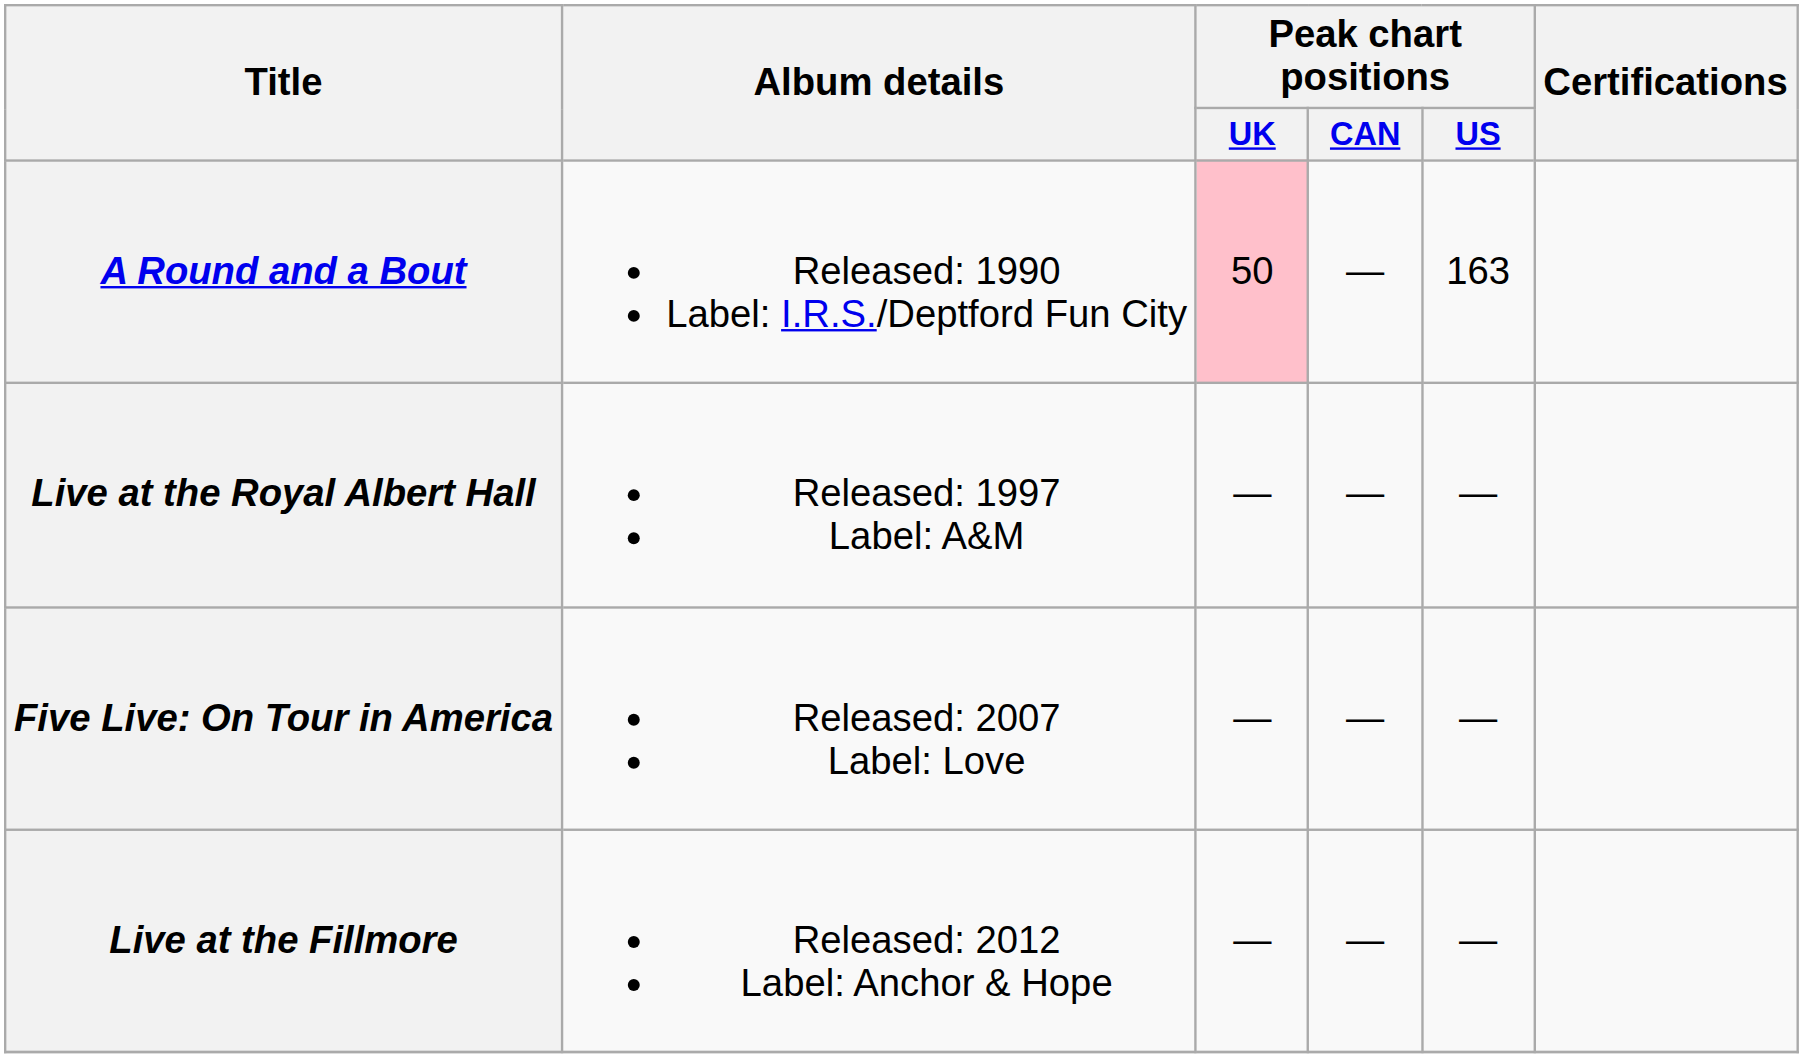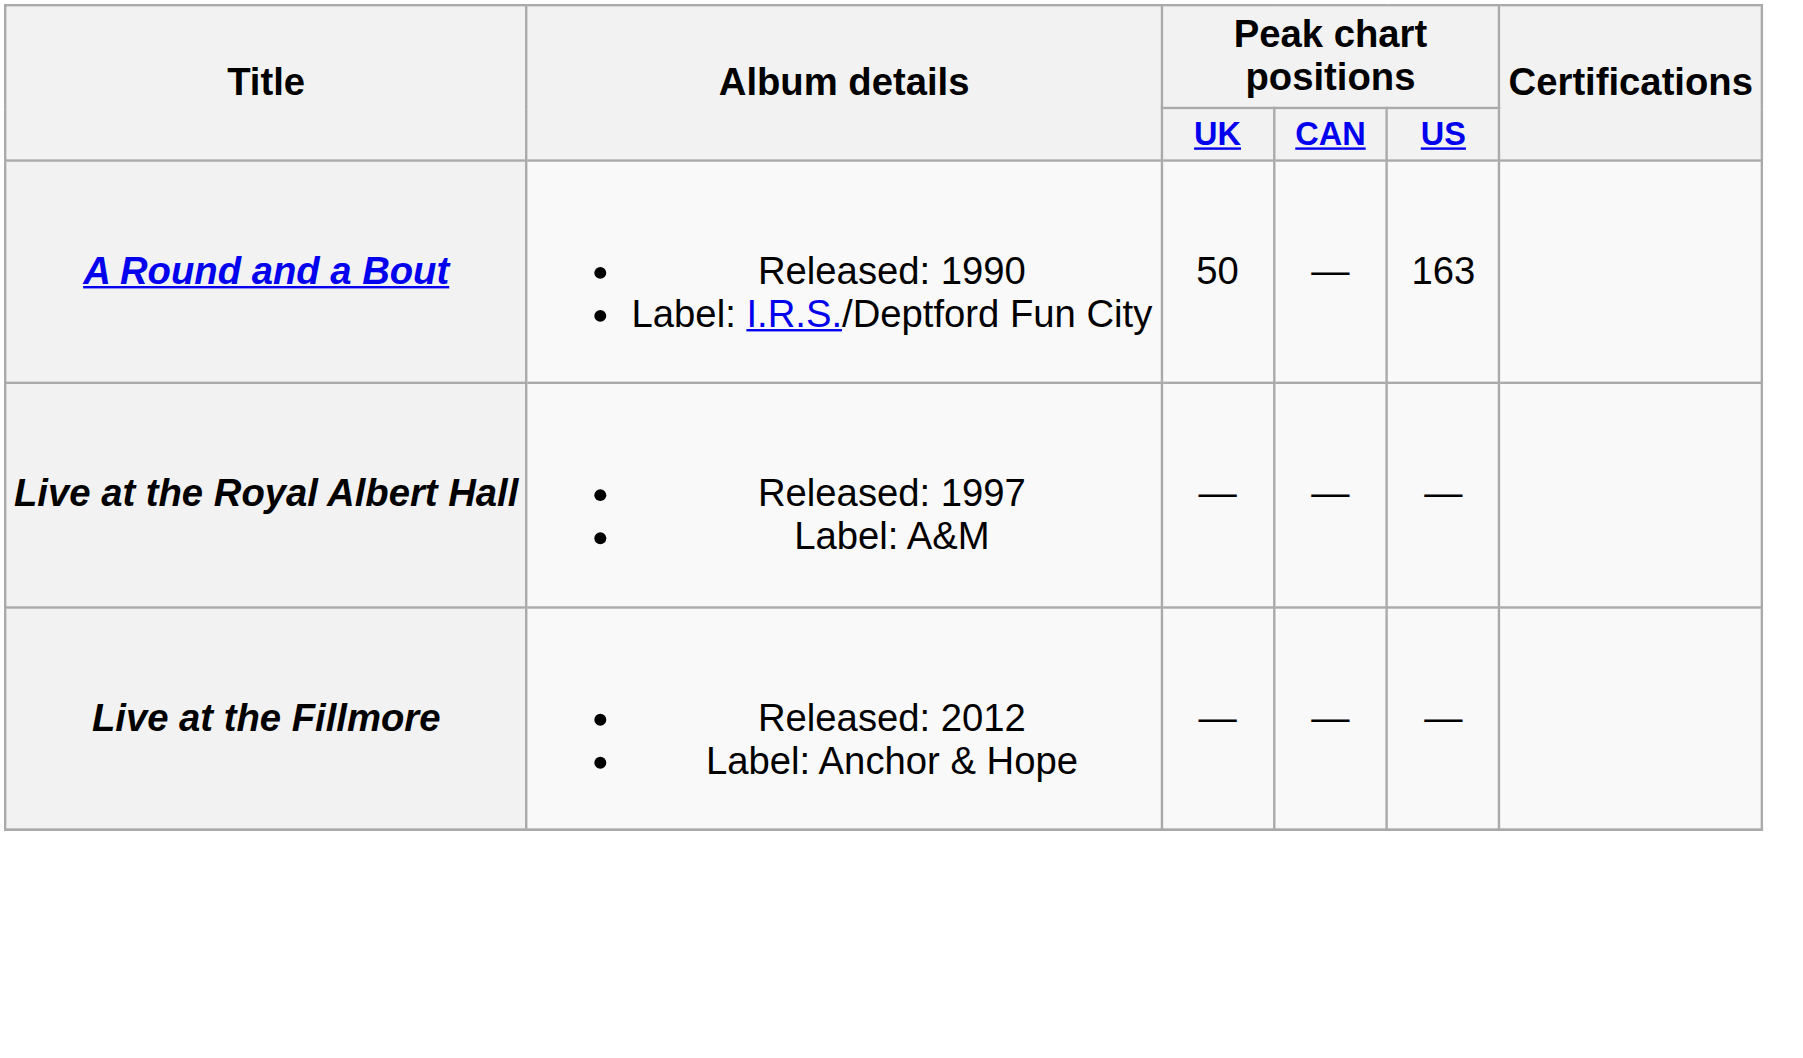(1252, 270) pink background -> (1218, 270) no background
- row: (284, 717)
